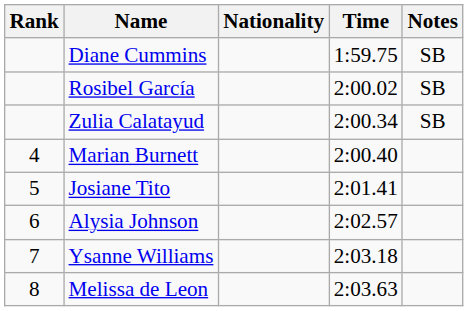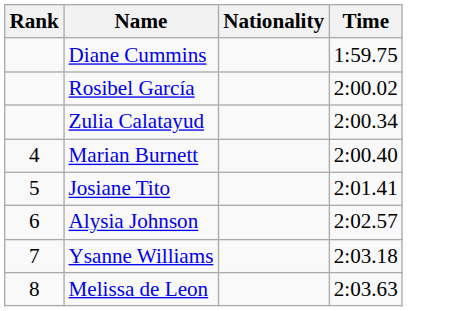- column: (433, 21)
